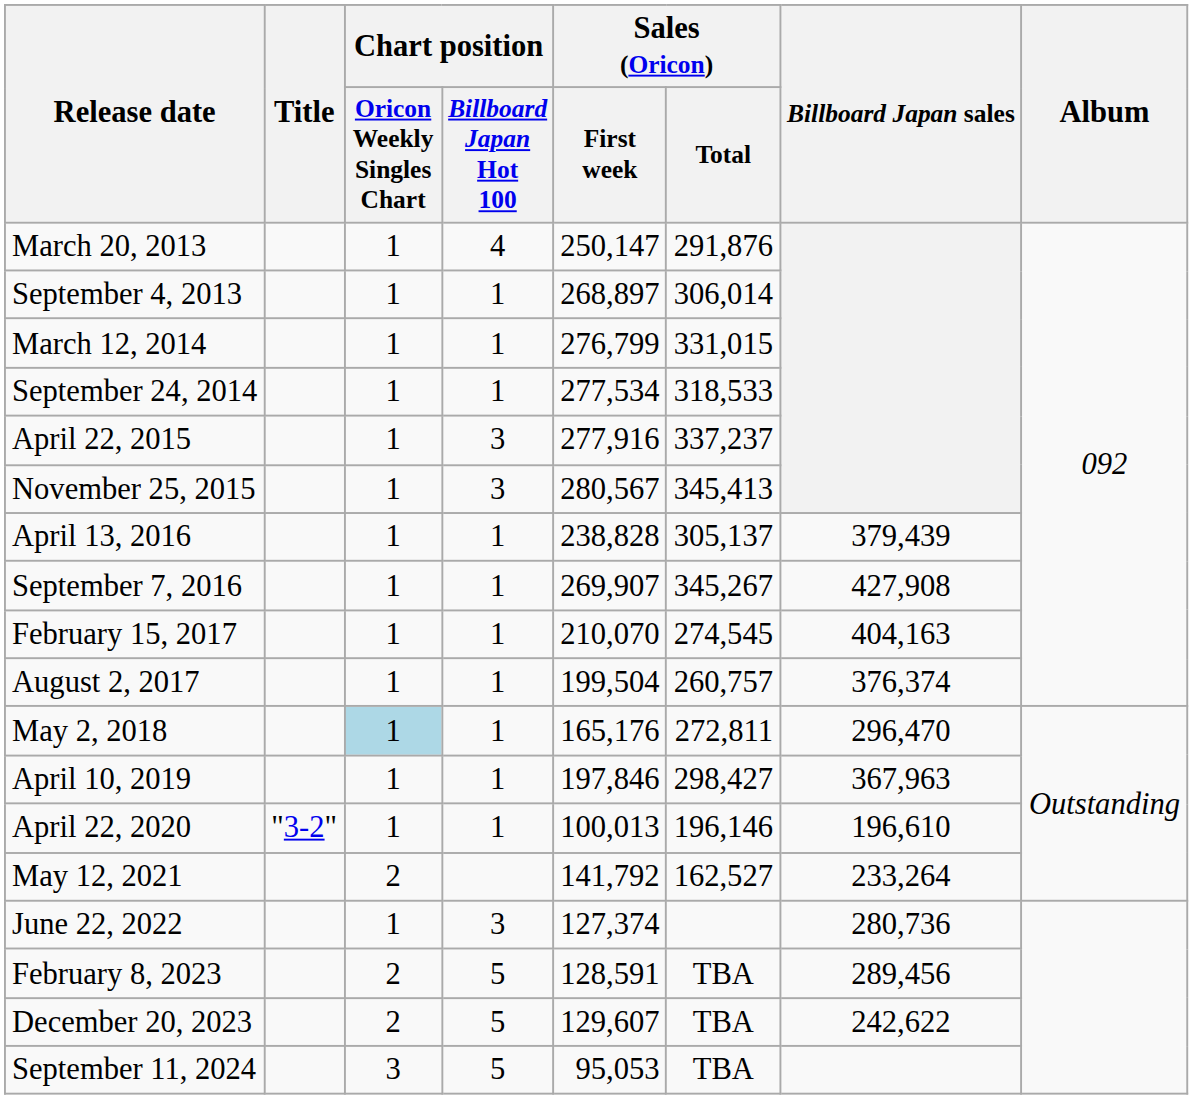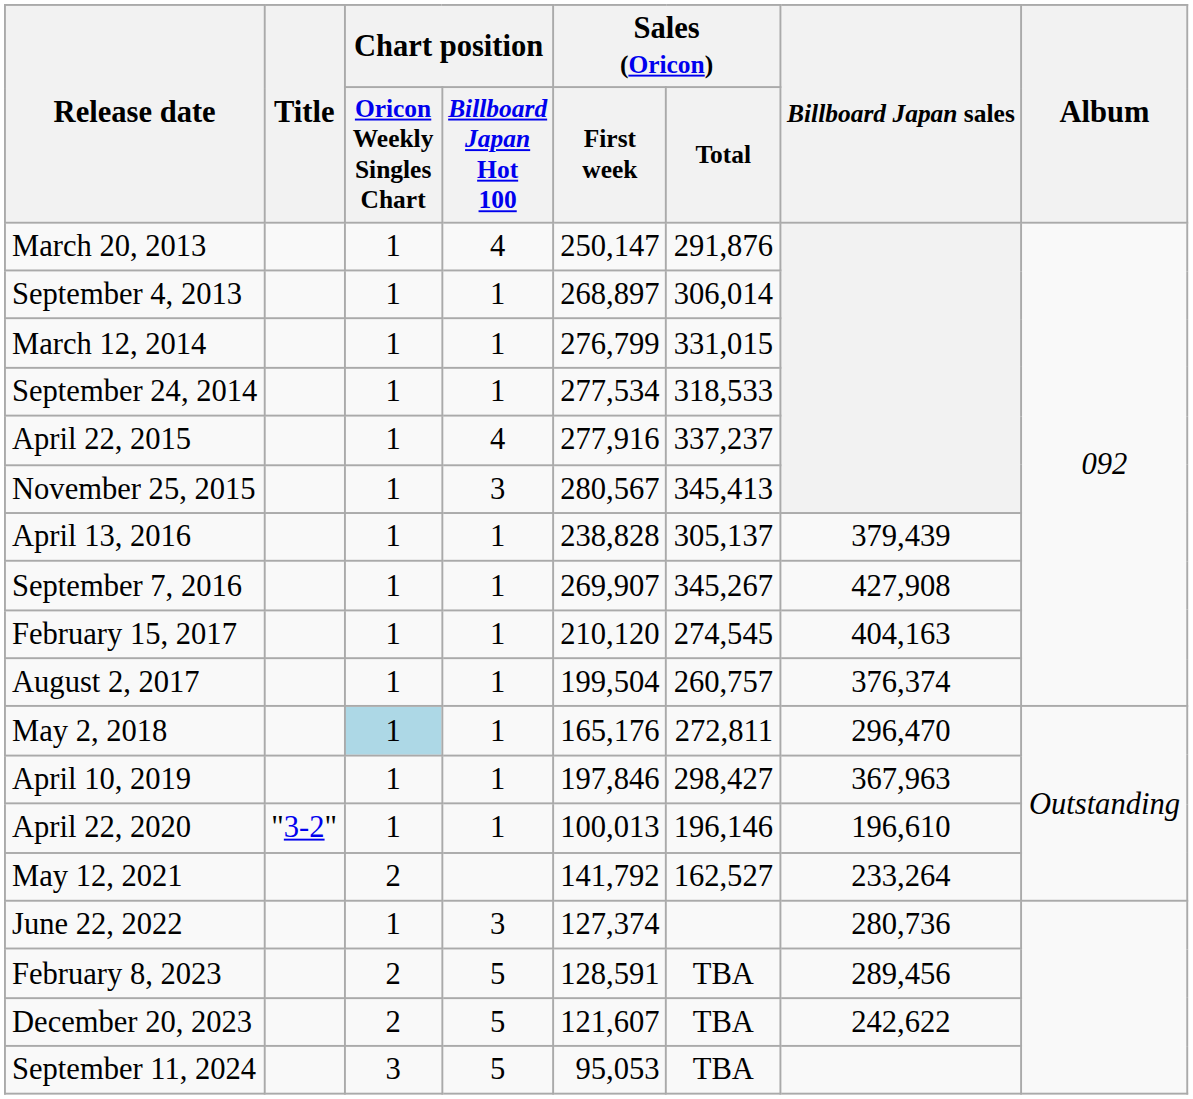(498, 439) 3 -> (498, 439) 4
(610, 633) 210,070 -> (610, 633) 210,120
(610, 1021) 129,607 -> (610, 1021) 121,607
